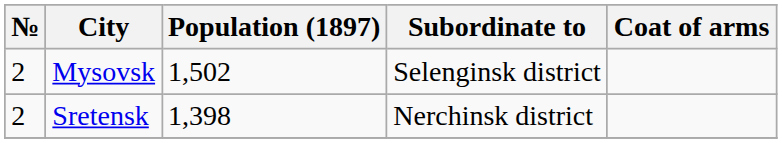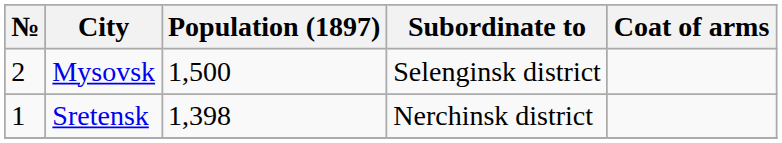(199, 71) 1,502 -> (199, 71) 1,500
(18, 115) 2 -> (18, 115) 1
